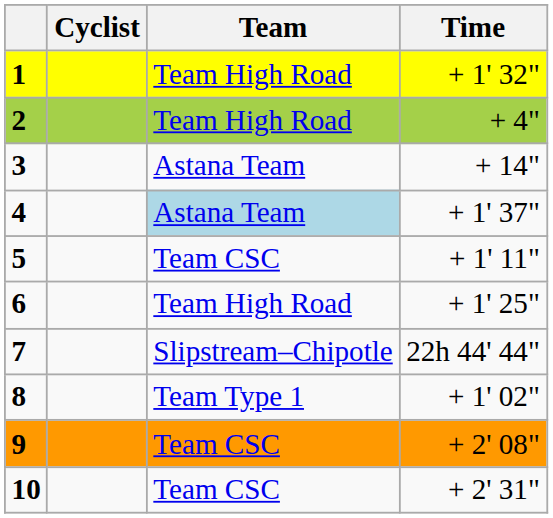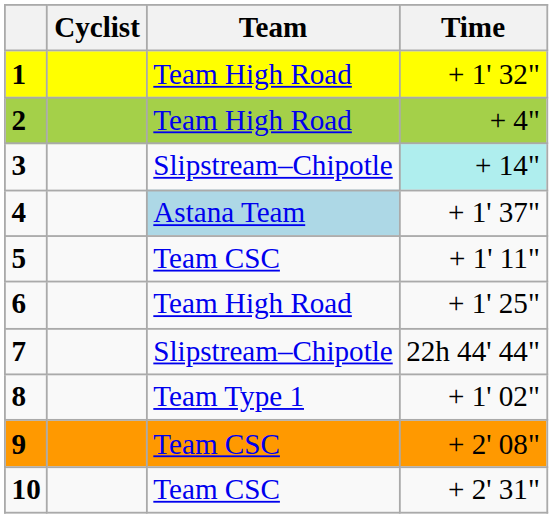(229, 166) Astana Team -> (273, 166) Slipstream–Chipotle
(507, 166) no background -> (507, 166) paleturquoise background
